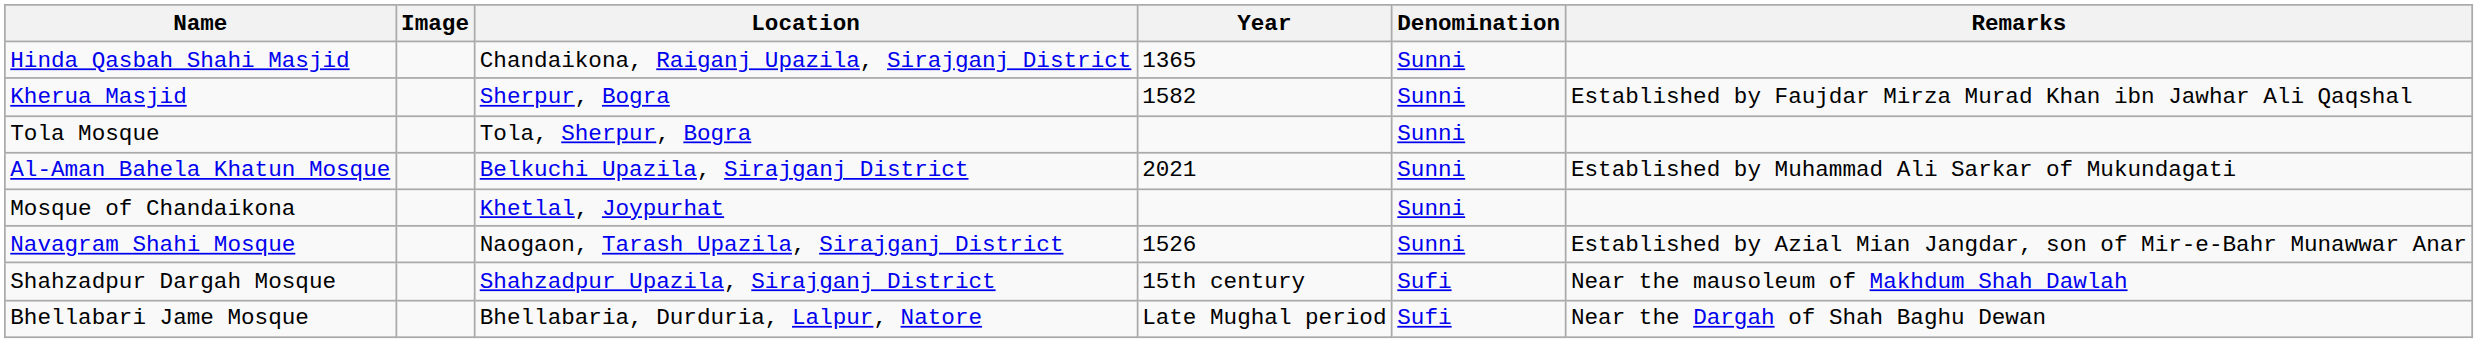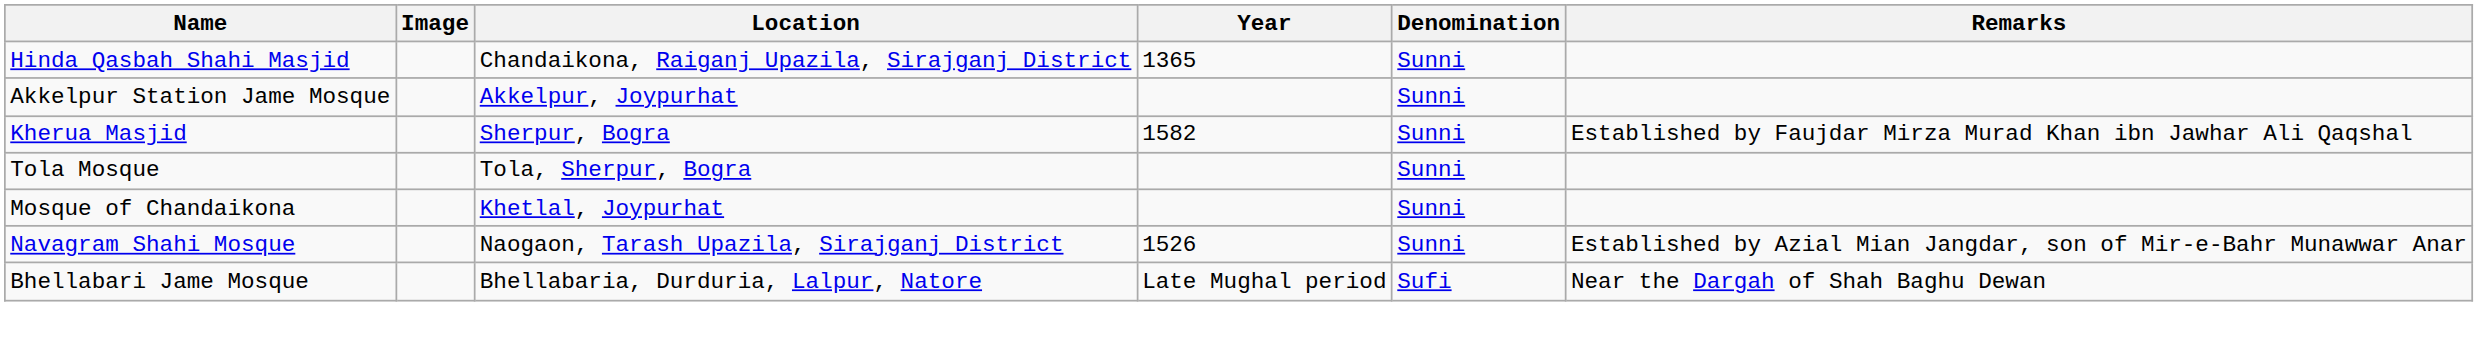+ row: (200, 97)
- row: (200, 171)
- row: (173, 281)
